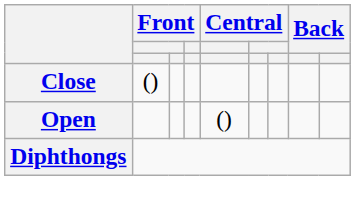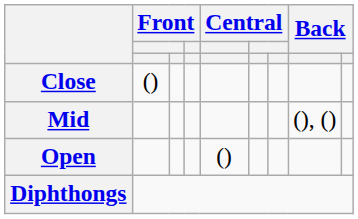+ row: (68, 119)
